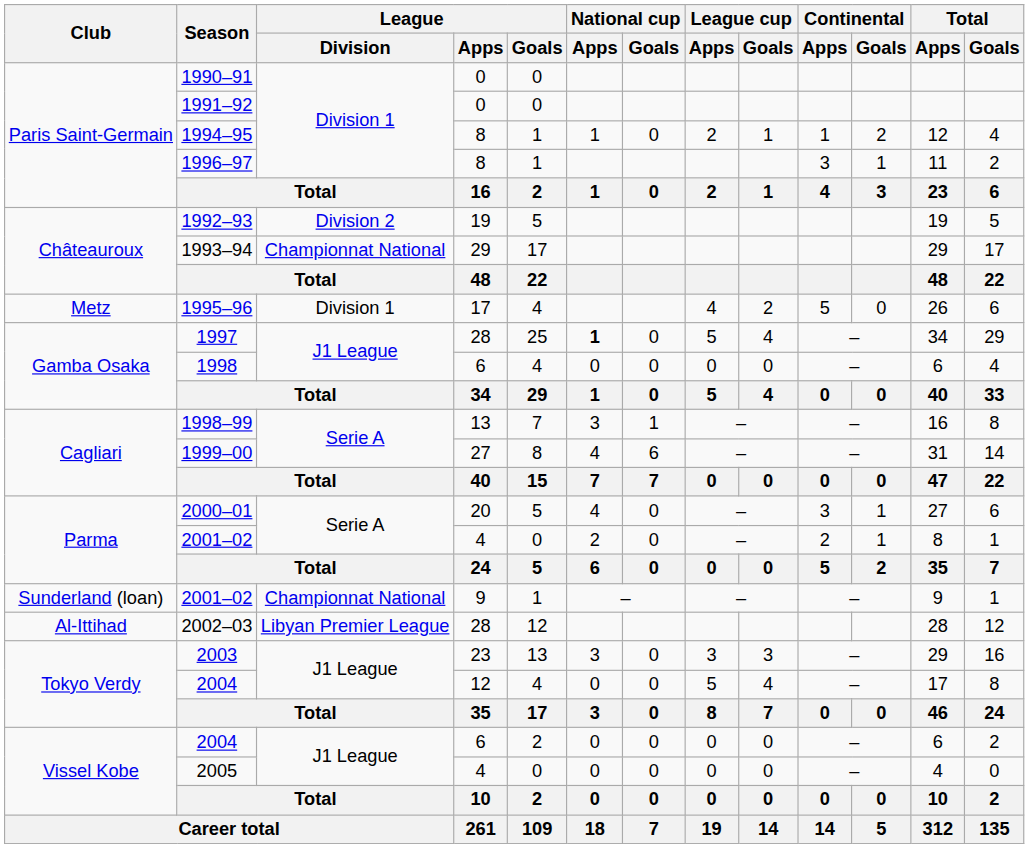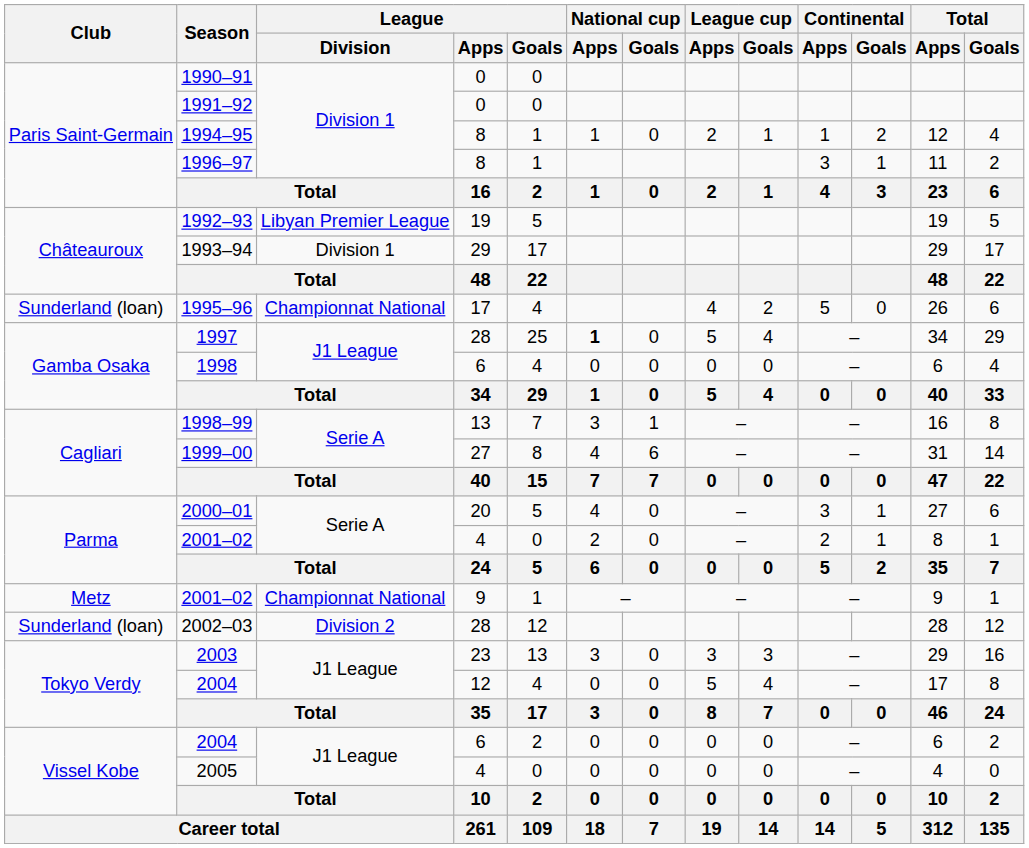(355, 221) Division 2 -> (355, 221) Libyan Premier League
(355, 250) Championnat National -> (355, 250) Division 1
(91, 308) Metz -> (91, 308) Sunderland (loan)
(355, 308) Division 1 -> (355, 308) Championnat National
(91, 597) Sunderland (loan) -> (91, 597) Metz
(91, 626) Al-Ittihad -> (91, 626) Sunderland (loan)
(355, 626) Libyan Premier League -> (355, 626) Division 2
